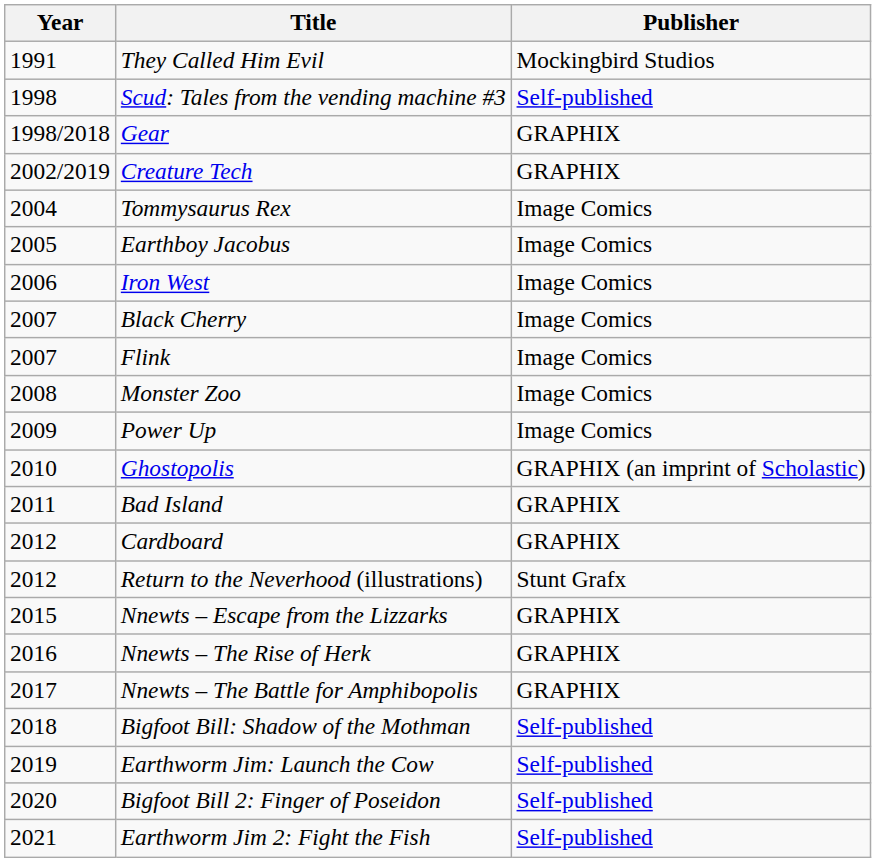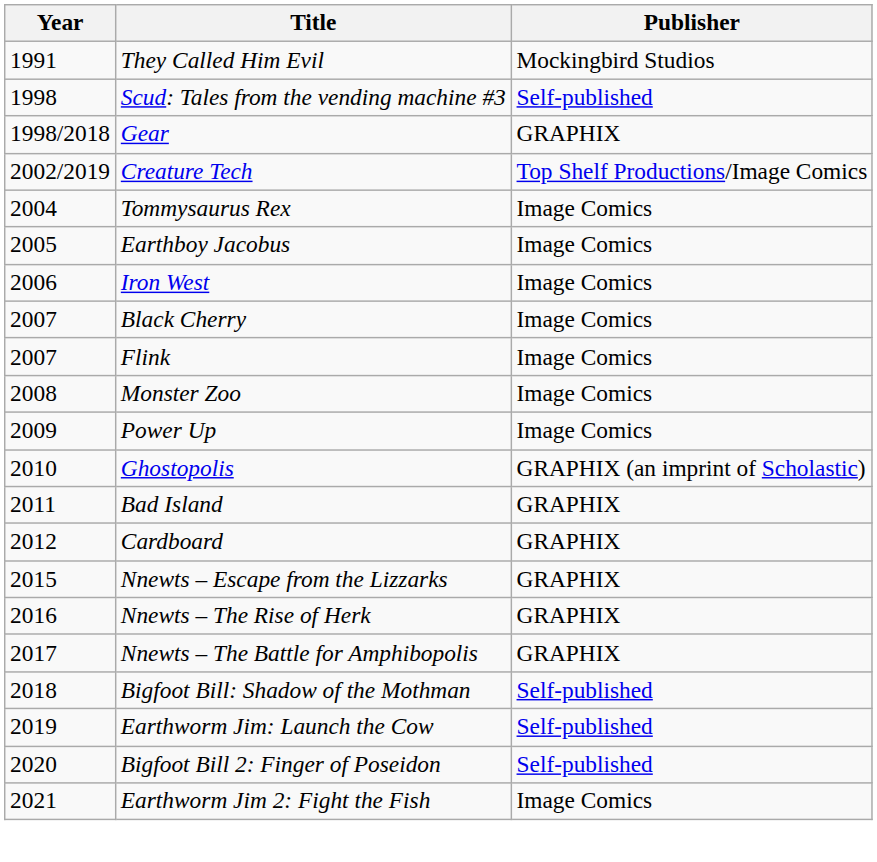(568, 171) GRAPHIX -> (692, 171) Top Shelf Productions/Image Comics
- row: (302, 578)
(585, 838) Self-published -> (584, 801) Image Comics
